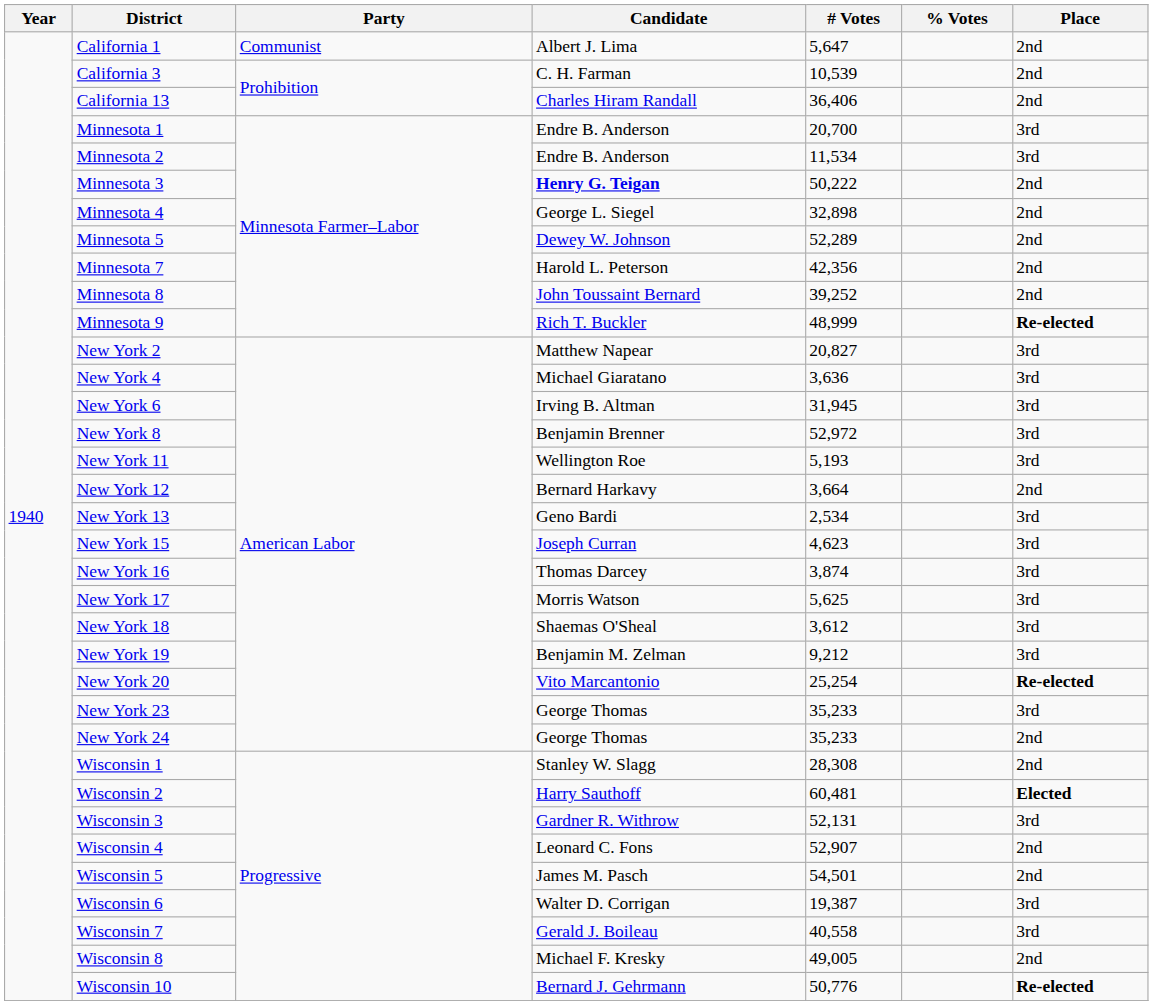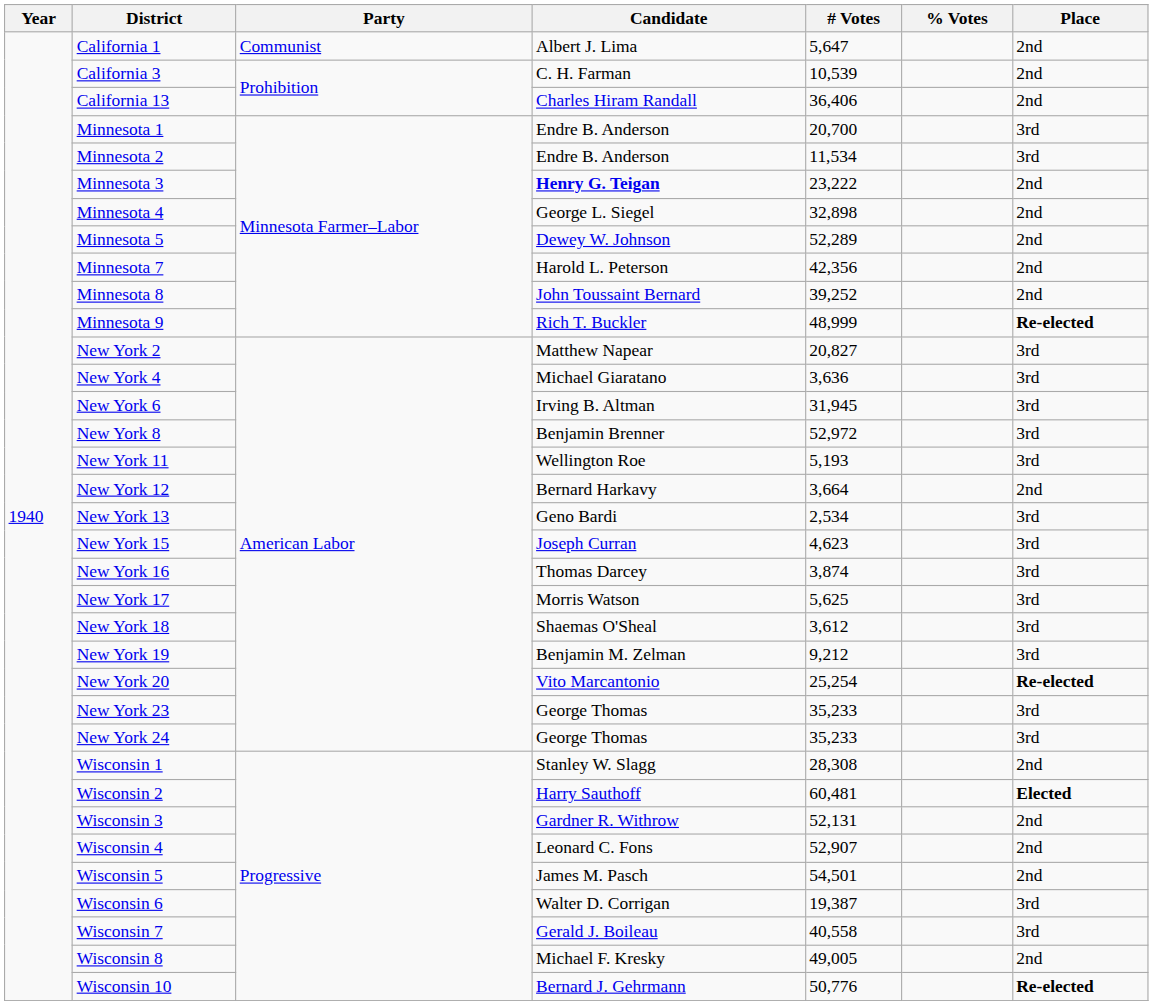(833, 184) 50,222 -> (833, 184) 23,222
(1029, 737) 2nd -> (1028, 737) 3rd
(1028, 820) 3rd -> (1029, 820) 2nd
